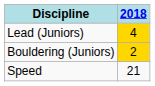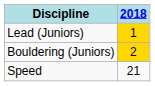(133, 33) 4 -> (133, 33) 1
